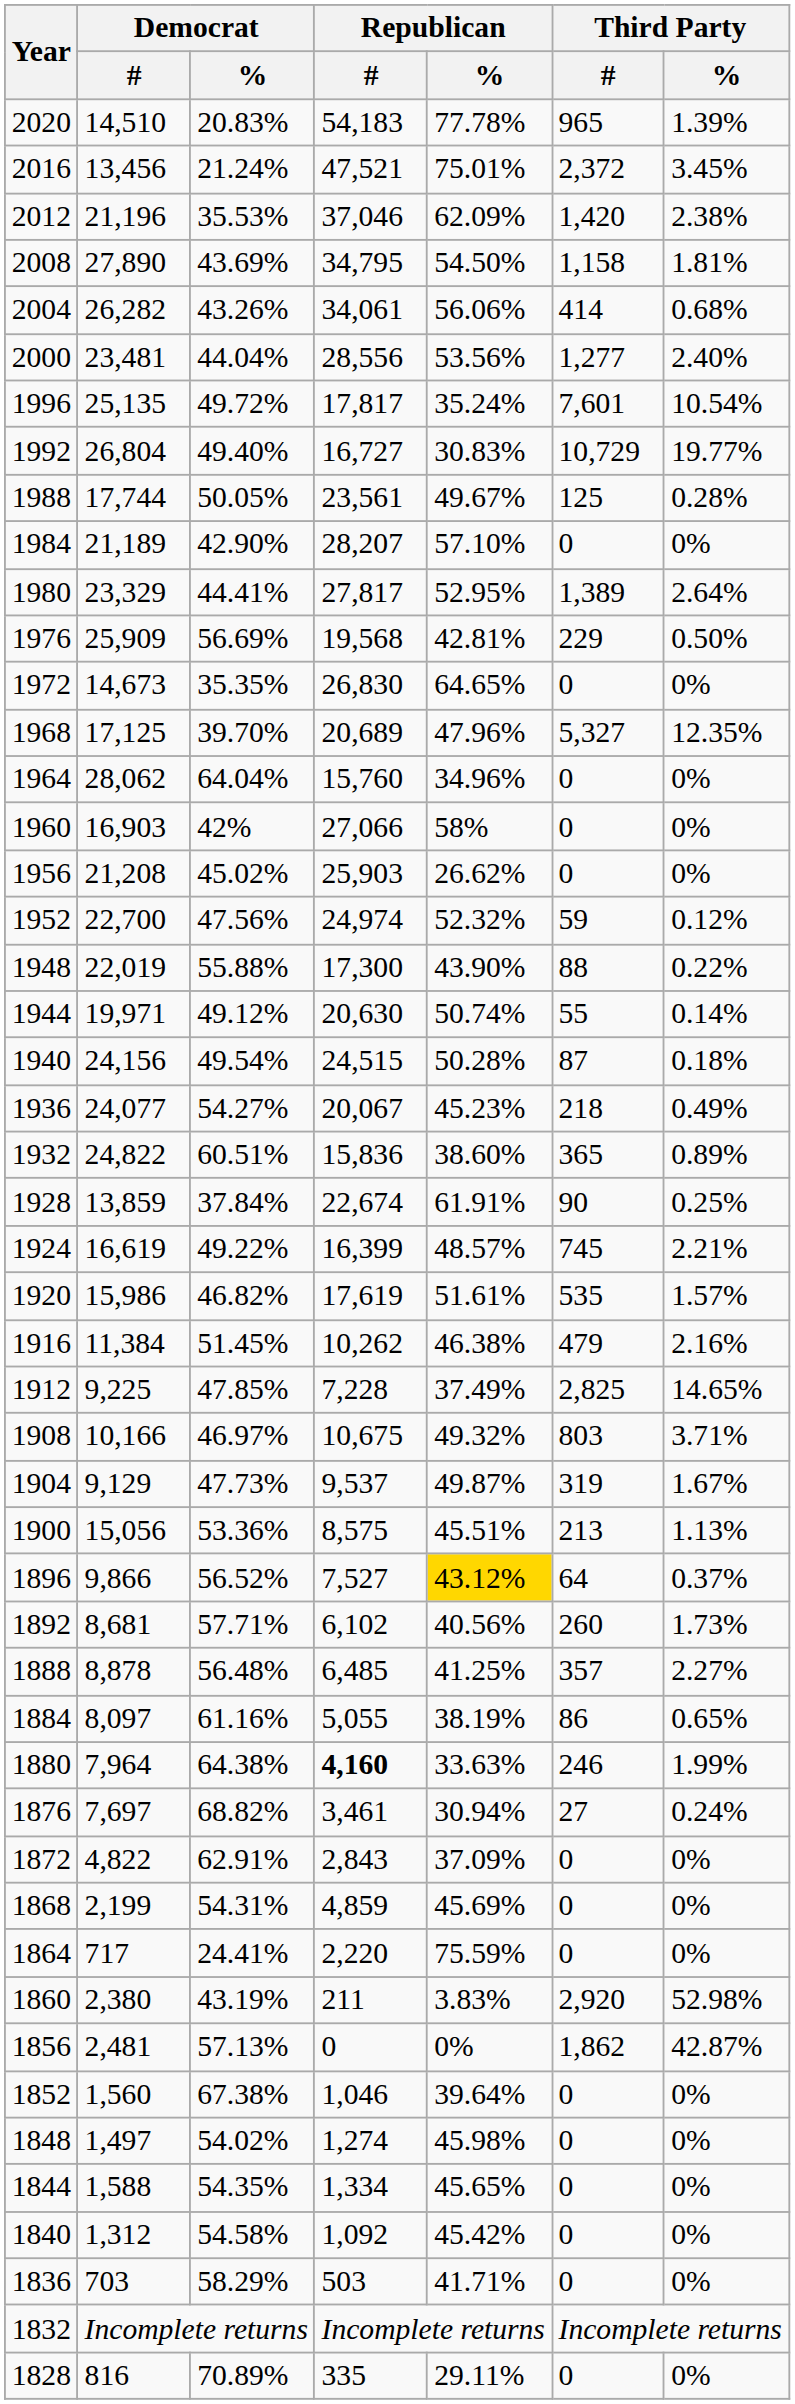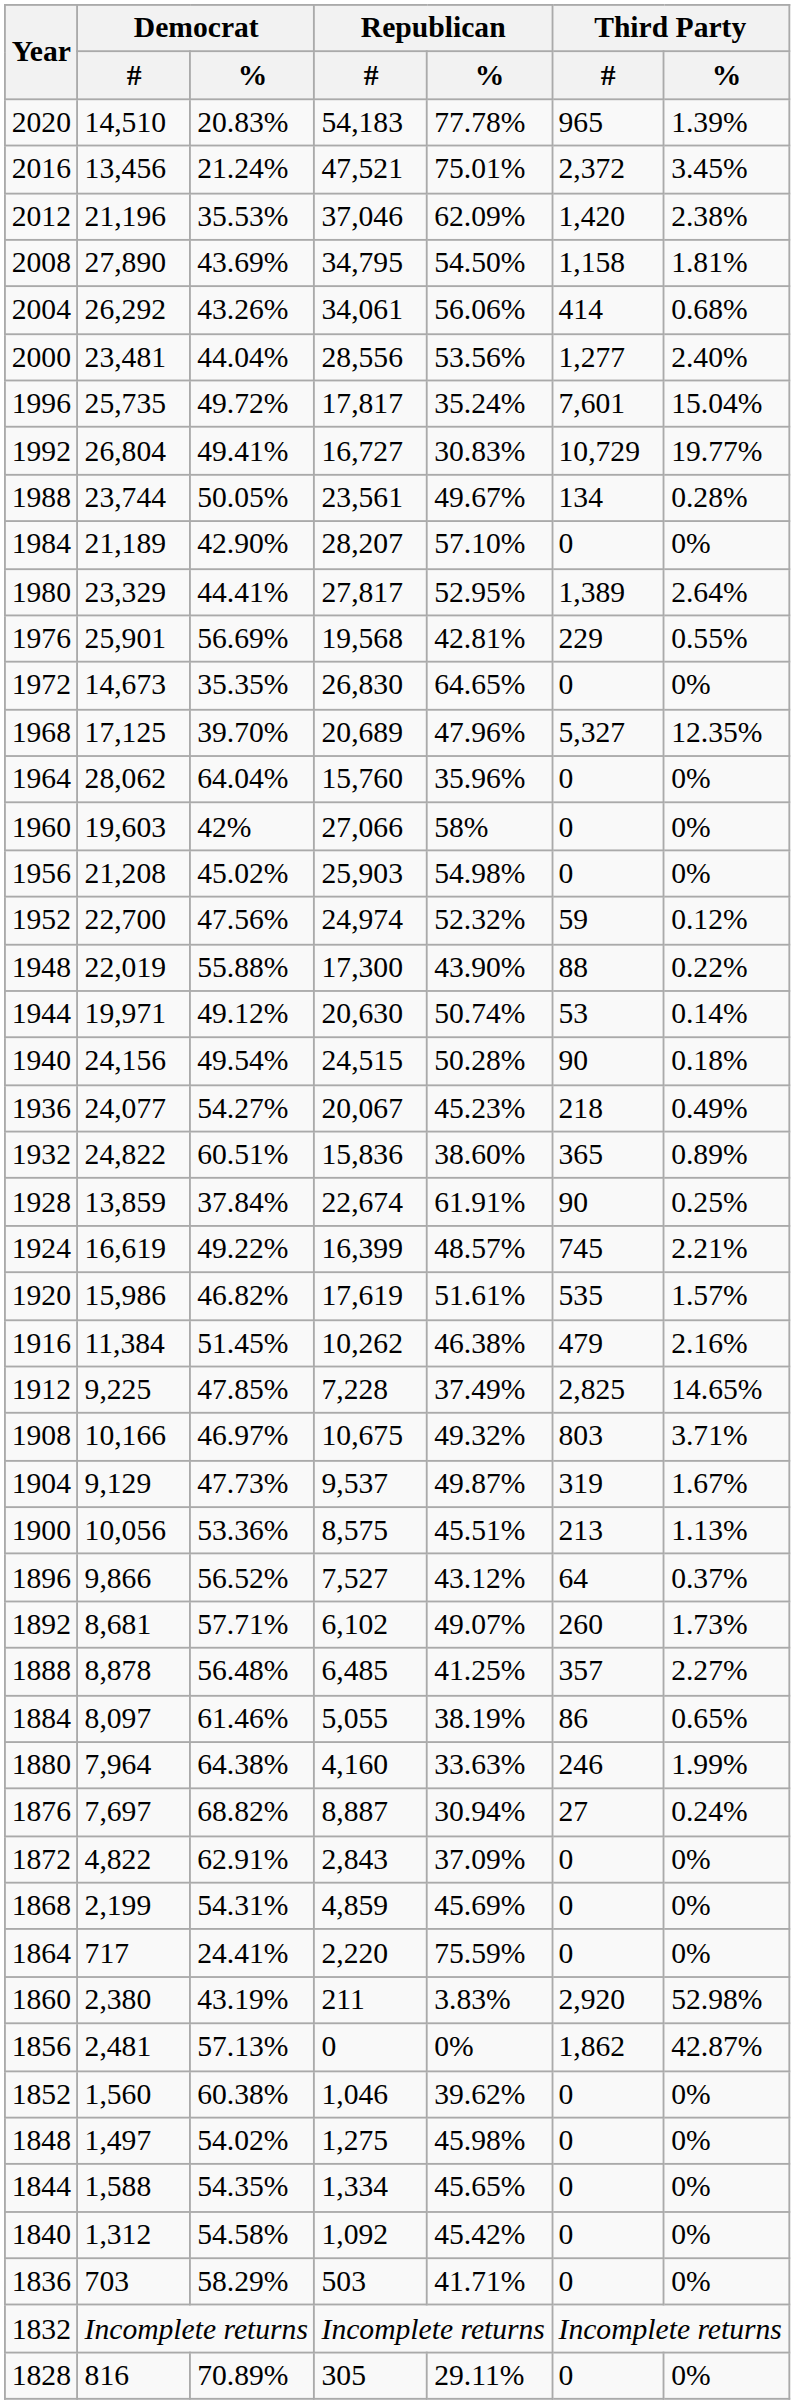(125, 309) 26,282 -> (125, 309) 26,292
(125, 403) 25,135 -> (125, 403) 25,735
(717, 403) 10.54% -> (717, 403) 15.04%
(243, 450) 49.40% -> (243, 450) 49.41%
(125, 497) 17,744 -> (125, 497) 23,744
(581, 497) 125 -> (581, 497) 134
(125, 638) 25,909 -> (125, 638) 25,901
(709, 638) 0.50% -> (709, 638) 0.55%
(480, 779) 34.96% -> (480, 779) 35.96%
(125, 826) 16,903 -> (125, 826) 19,603
(480, 872) 26.62% -> (480, 872) 54.98%
(573, 1013) 55 -> (573, 1013) 53
(573, 1060) 87 -> (573, 1060) 90
(125, 1530) 15,056 -> (125, 1530) 10,056
(480, 1577) gold background -> (480, 1577) no background
(480, 1624) 40.56% -> (480, 1624) 49.07%
(243, 1717) 61.16% -> (243, 1717) 61.46%
(355, 1764) bold -> (355, 1764) normal
(355, 1811) 3,461 -> (355, 1811) 8,887
(243, 2093) 67.38% -> (243, 2093) 60.38%
(480, 2093) 39.64% -> (480, 2093) 39.62%
(355, 2140) 1,274 -> (355, 2140) 1,275
(344, 2375) 335 -> (344, 2375) 305
